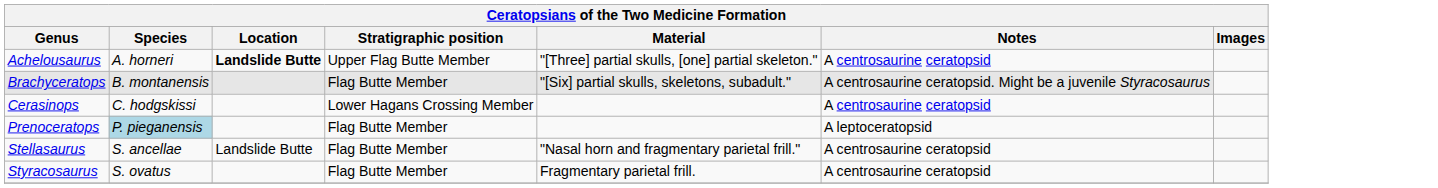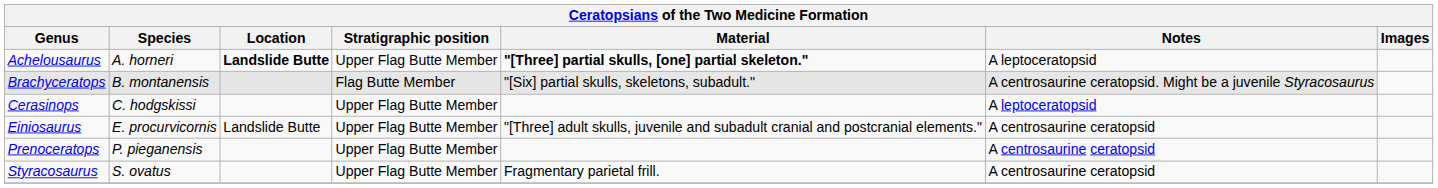(679, 60) normal -> (656, 60) bold
(907, 60) A centrosaurine ceratopsid -> (1042, 60) A leptoceratopsid
(431, 104) Lower Hagans Crossing Member -> (416, 104) Upper Flag Butte Member
(907, 104) A centrosaurine ceratopsid -> (1042, 104) A leptoceratopsid
+ row: (44, 127)
(157, 127) lightblue background -> (157, 149) no background
(388, 127) Flag Butte Member -> (416, 149) Upper Flag Butte Member
(878, 127) A leptoceratopsid -> (1072, 149) A centrosaurine ceratopsid
- row: (46, 149)
(388, 171) Flag Butte Member -> (416, 171) Upper Flag Butte Member
